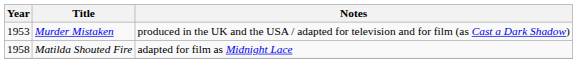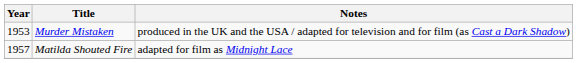(18, 49) 1958 -> (18, 49) 1957
